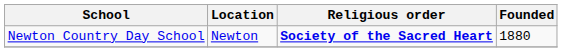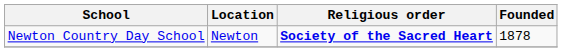(515, 37) 1880 -> (515, 37) 1878
